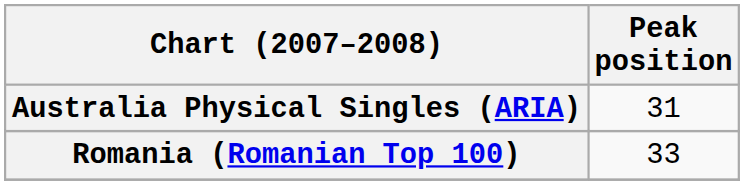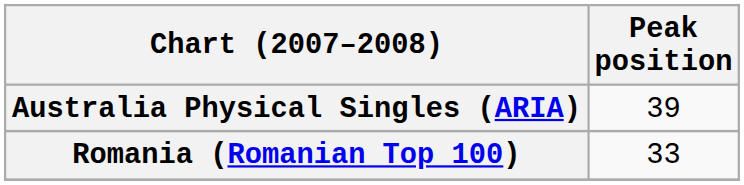(664, 108) 31 -> (664, 108) 39
